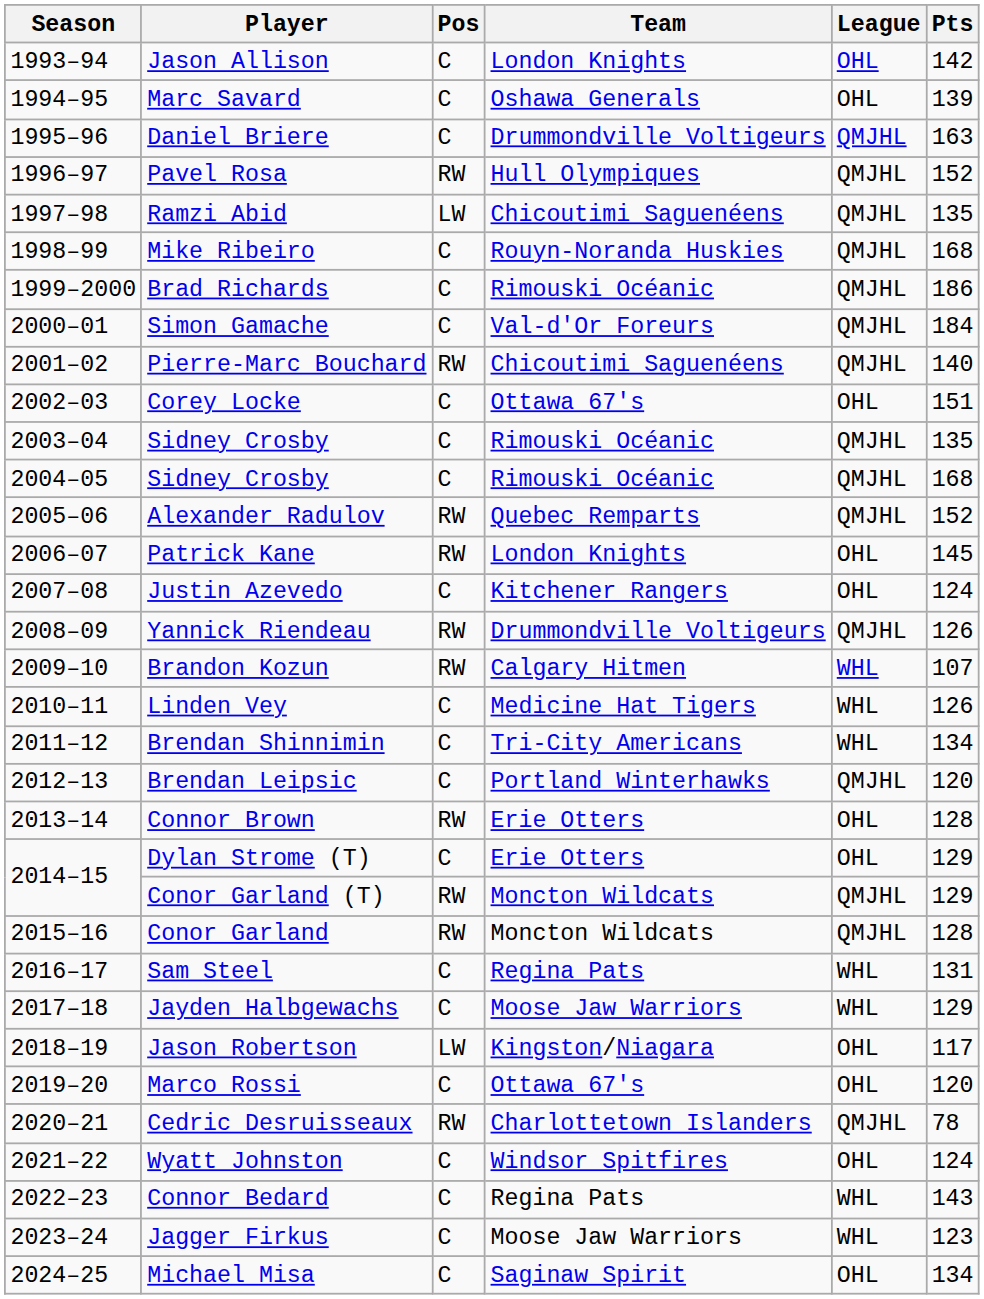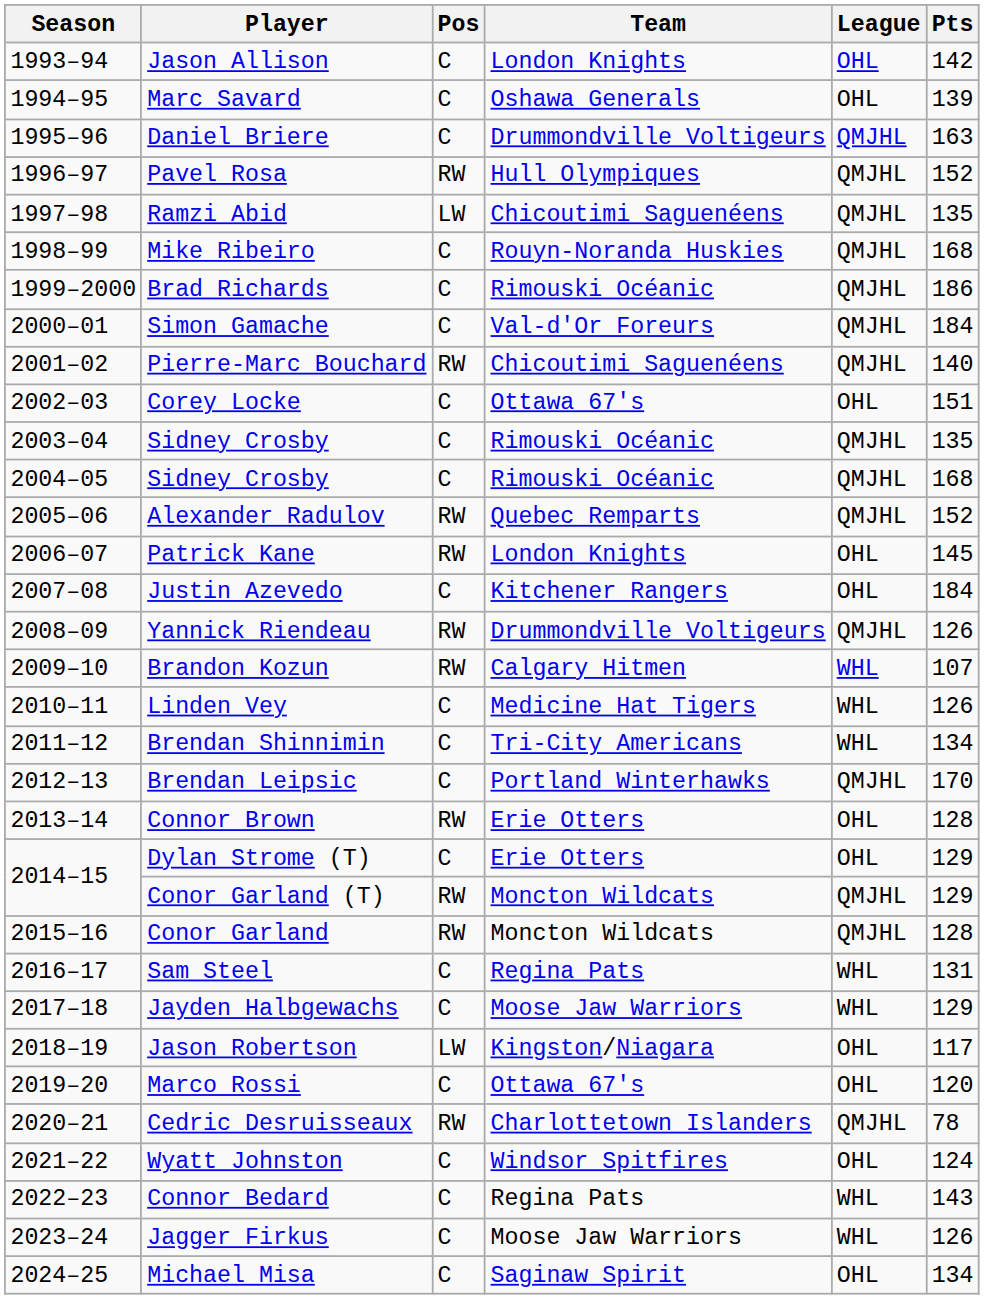(953, 593) 124 -> (953, 593) 184
(953, 782) 120 -> (953, 782) 170
(953, 1237) 123 -> (953, 1237) 126
